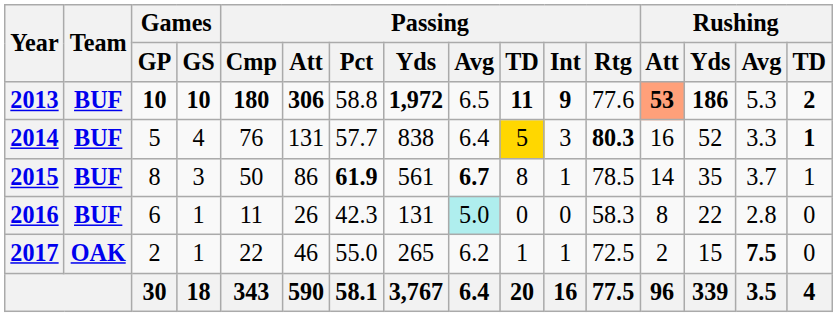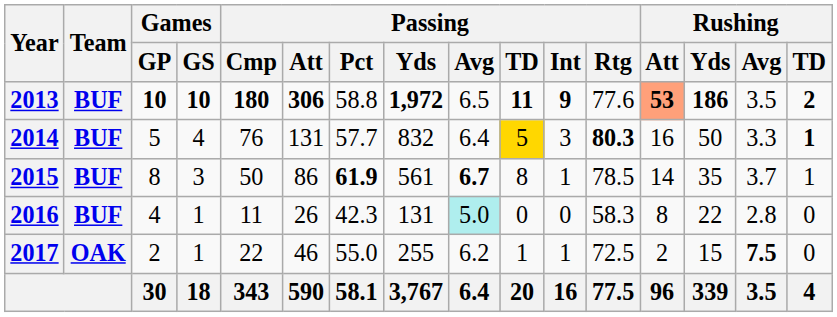(761, 100) 5.3 -> (761, 100) 3.5
(416, 138) 838 -> (416, 138) 832
(710, 138) 52 -> (710, 138) 50
(155, 215) 6 -> (155, 215) 4
(416, 253) 265 -> (416, 253) 255
